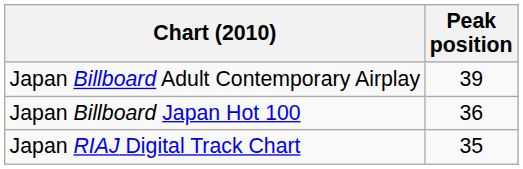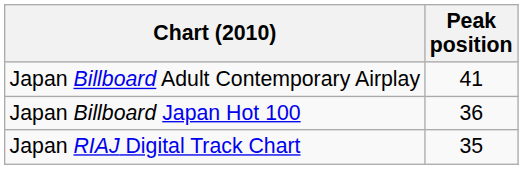(471, 79) 39 -> (471, 79) 41
